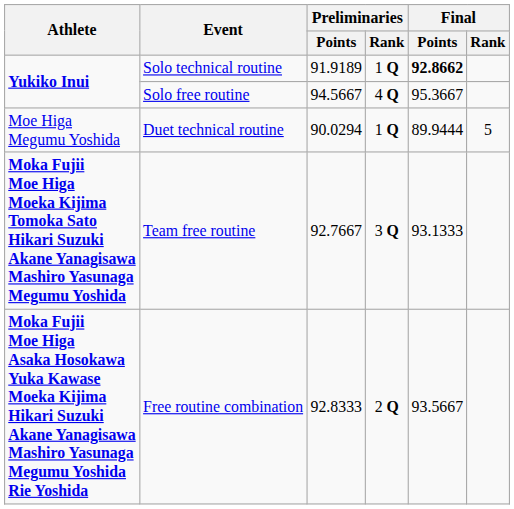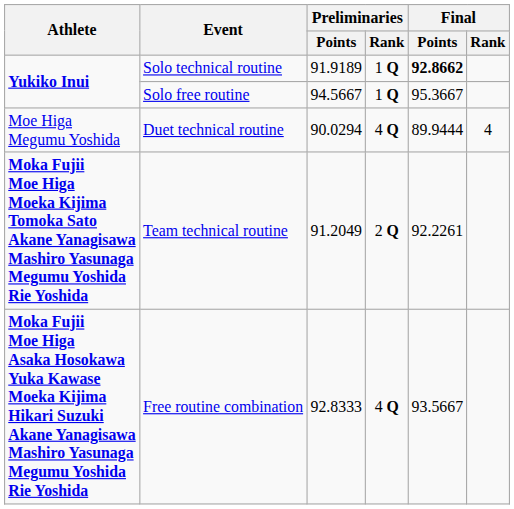(387, 94) 4 Q -> (387, 94) 1 Q
(387, 130) 1 Q -> (387, 130) 4 Q
(488, 130) 5 -> (488, 130) 4
+ row: (215, 231)
- row: (199, 231)
(387, 407) 2 Q -> (387, 407) 4 Q
